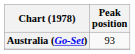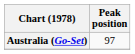(110, 40) 93 -> (110, 40) 97
